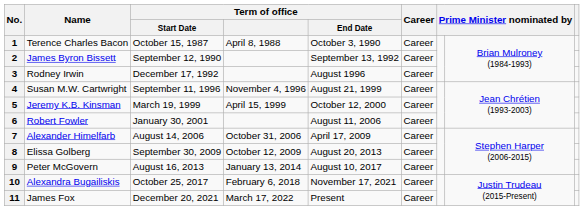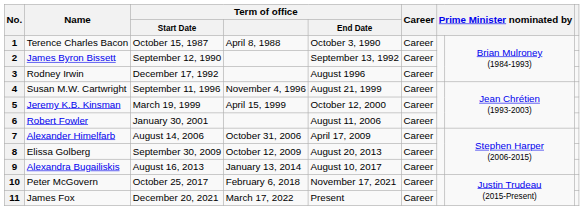(62, 167) Peter McGovern -> (73, 167) Alexandra Bugailiskis
(73, 182) Alexandra Bugailiskis -> (62, 182) Peter McGovern
